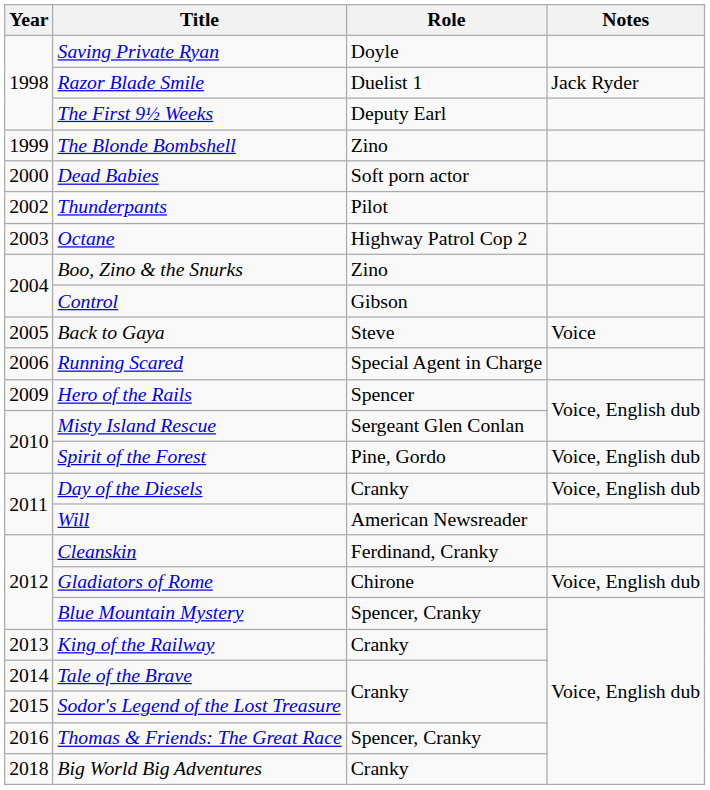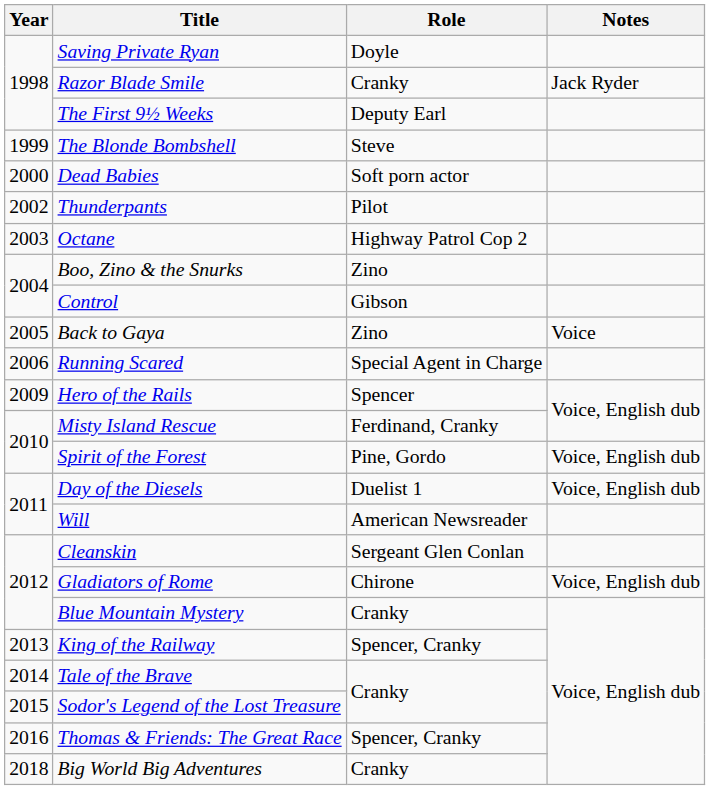(387, 82) Duelist 1 -> (380, 82) Cranky
(369, 144) Zino -> (373, 144) Steve
(373, 332) Steve -> (369, 332) Zino
(437, 425) Sergeant Glen Conlan -> (424, 425) Ferdinand, Cranky
(380, 488) Cranky -> (387, 488) Duelist 1
(424, 550) Ferdinand, Cranky -> (437, 550) Sergeant Glen Conlan
(416, 613) Spencer, Cranky -> (380, 613) Cranky
(380, 644) Cranky -> (416, 644) Spencer, Cranky
